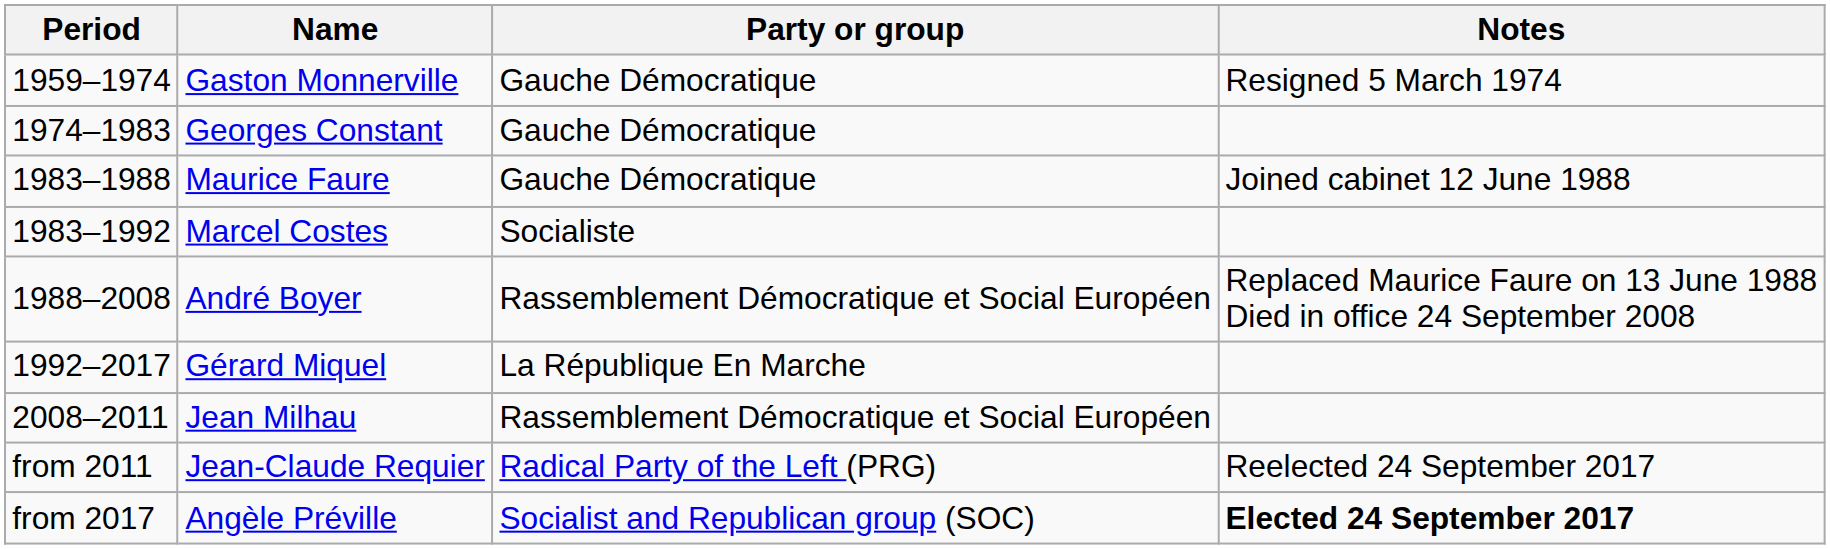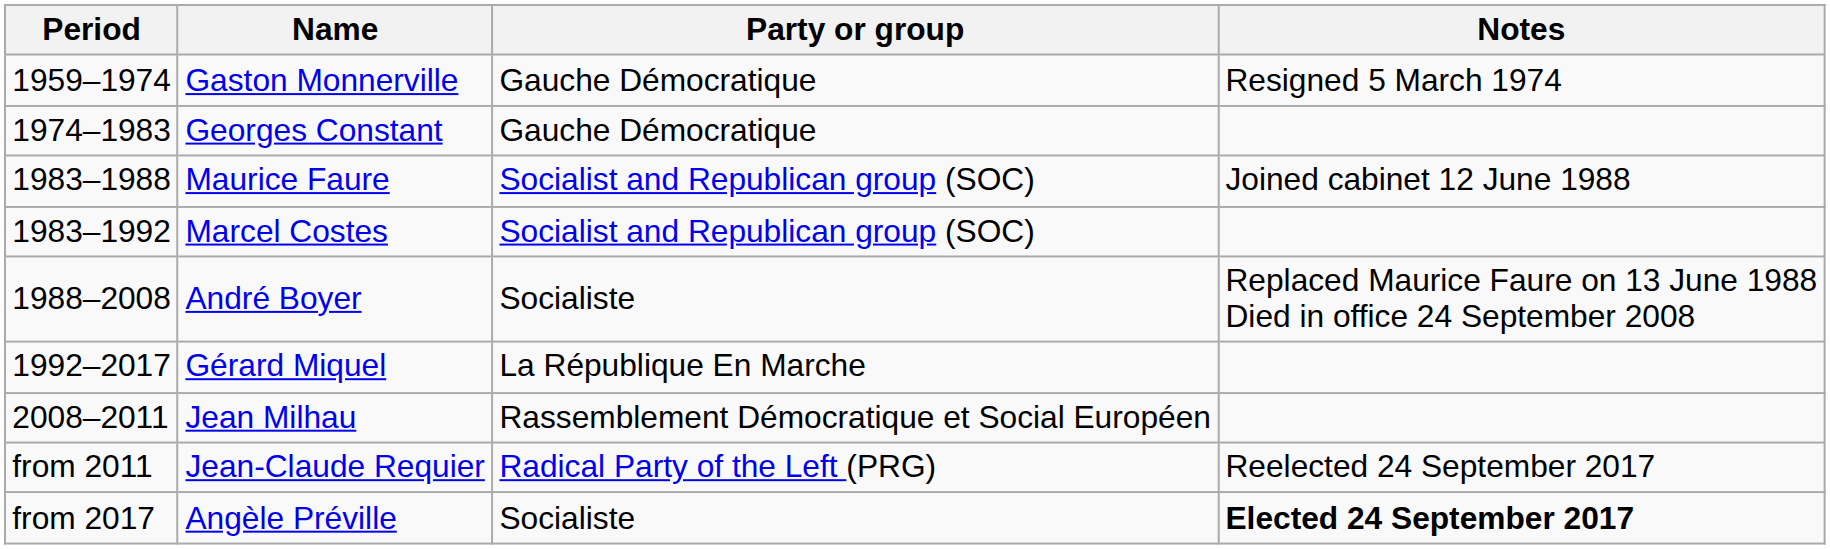(658, 180) Gauche Démocratique -> (767, 180) Socialist and Republican group (SOC)
(567, 230) Socialiste -> (767, 230) Socialist and Republican group (SOC)
(855, 298) Rassemblement Démocratique et Social Européen -> (567, 298) Socialiste
(767, 517) Socialist and Republican group (SOC) -> (567, 517) Socialiste
